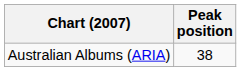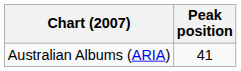(205, 54) 38 -> (205, 54) 41
